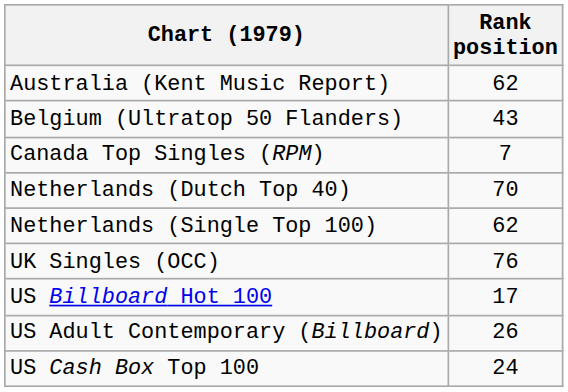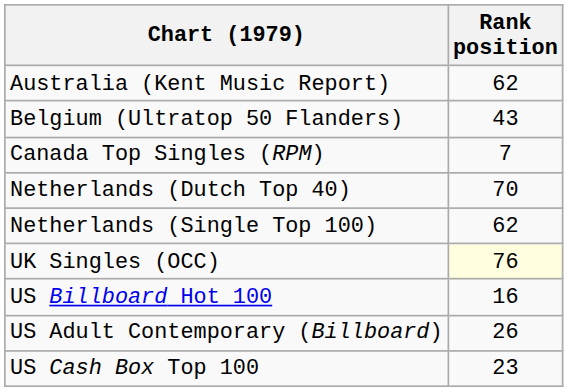(505, 261) no background -> (505, 261) lightyellow background
(505, 297) 17 -> (505, 297) 16
(505, 368) 24 -> (505, 368) 23
